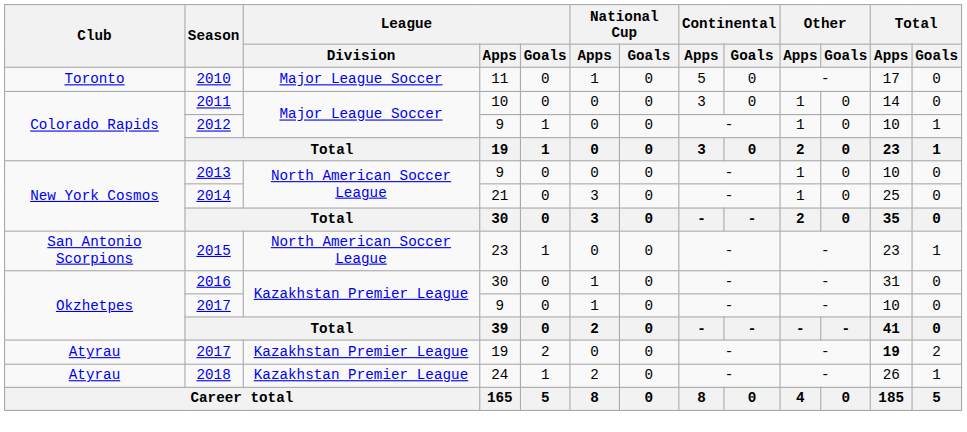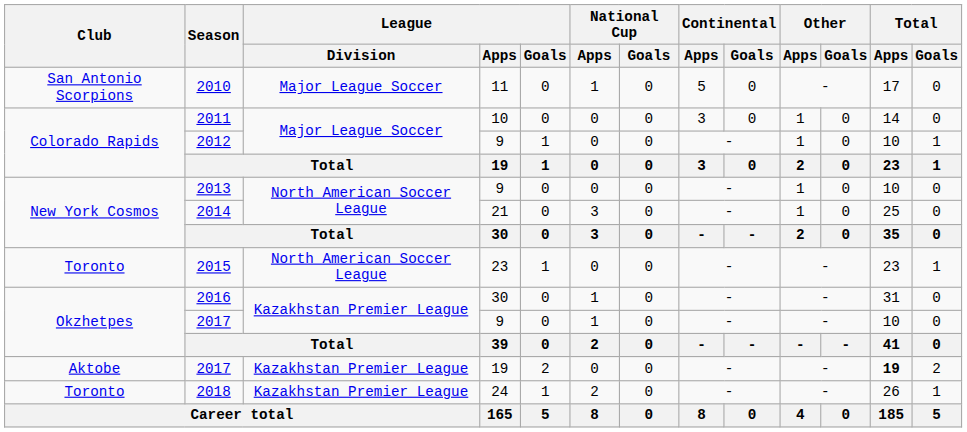(95, 79) Toronto -> (95, 88) San Antonio Scorpions
(95, 251) San Antonio Scorpions -> (95, 267) Toronto
(95, 352) Atyrau -> (95, 369) Aktobe
(95, 375) Atyrau -> (95, 392) Toronto
